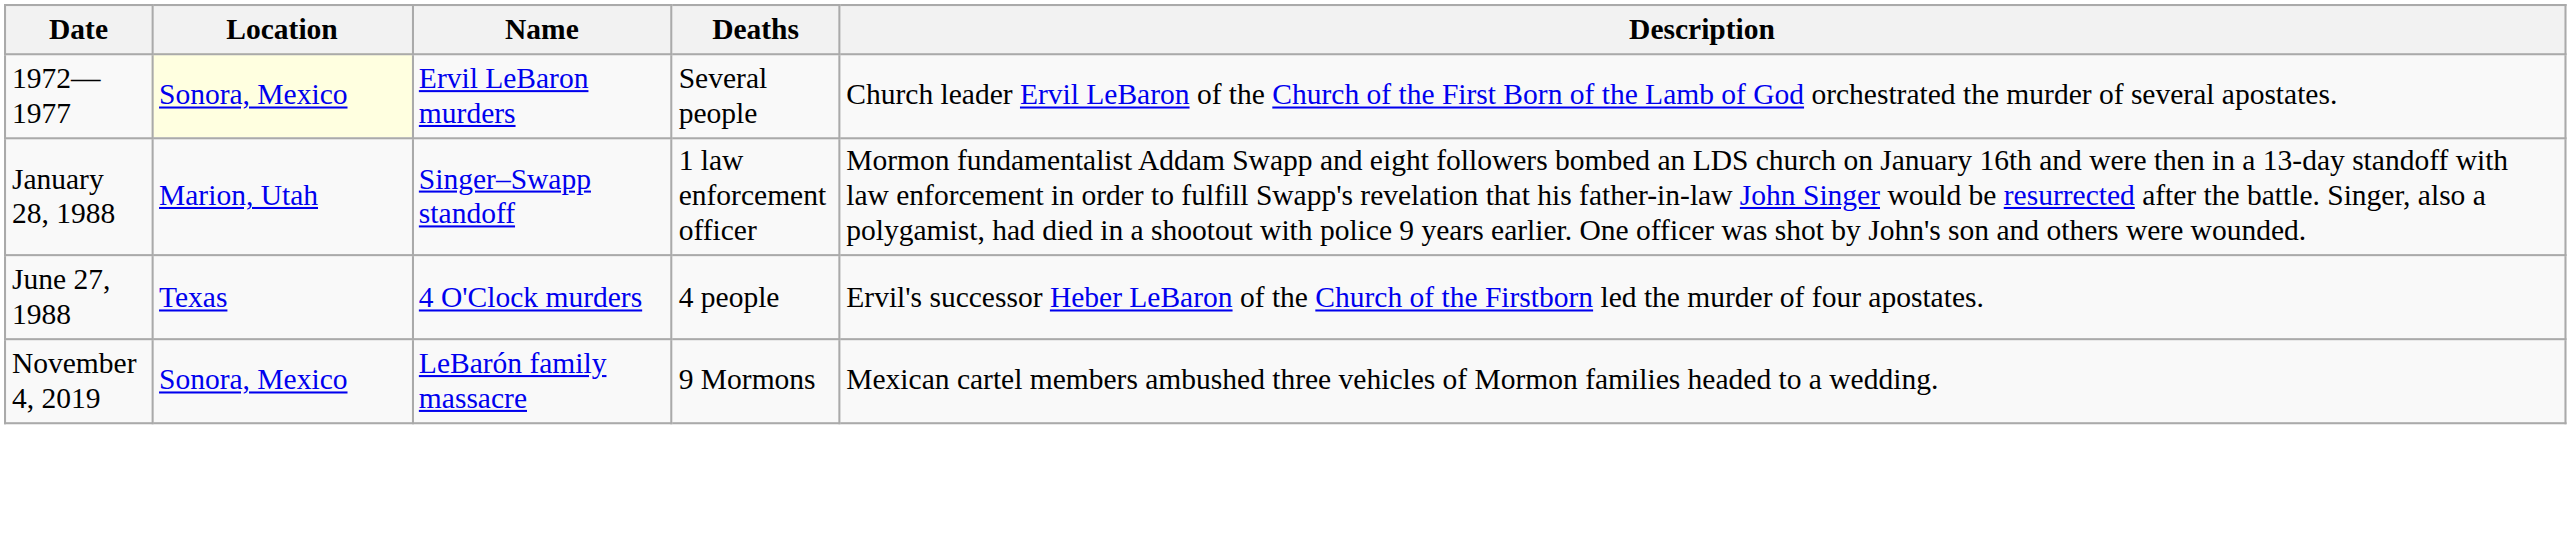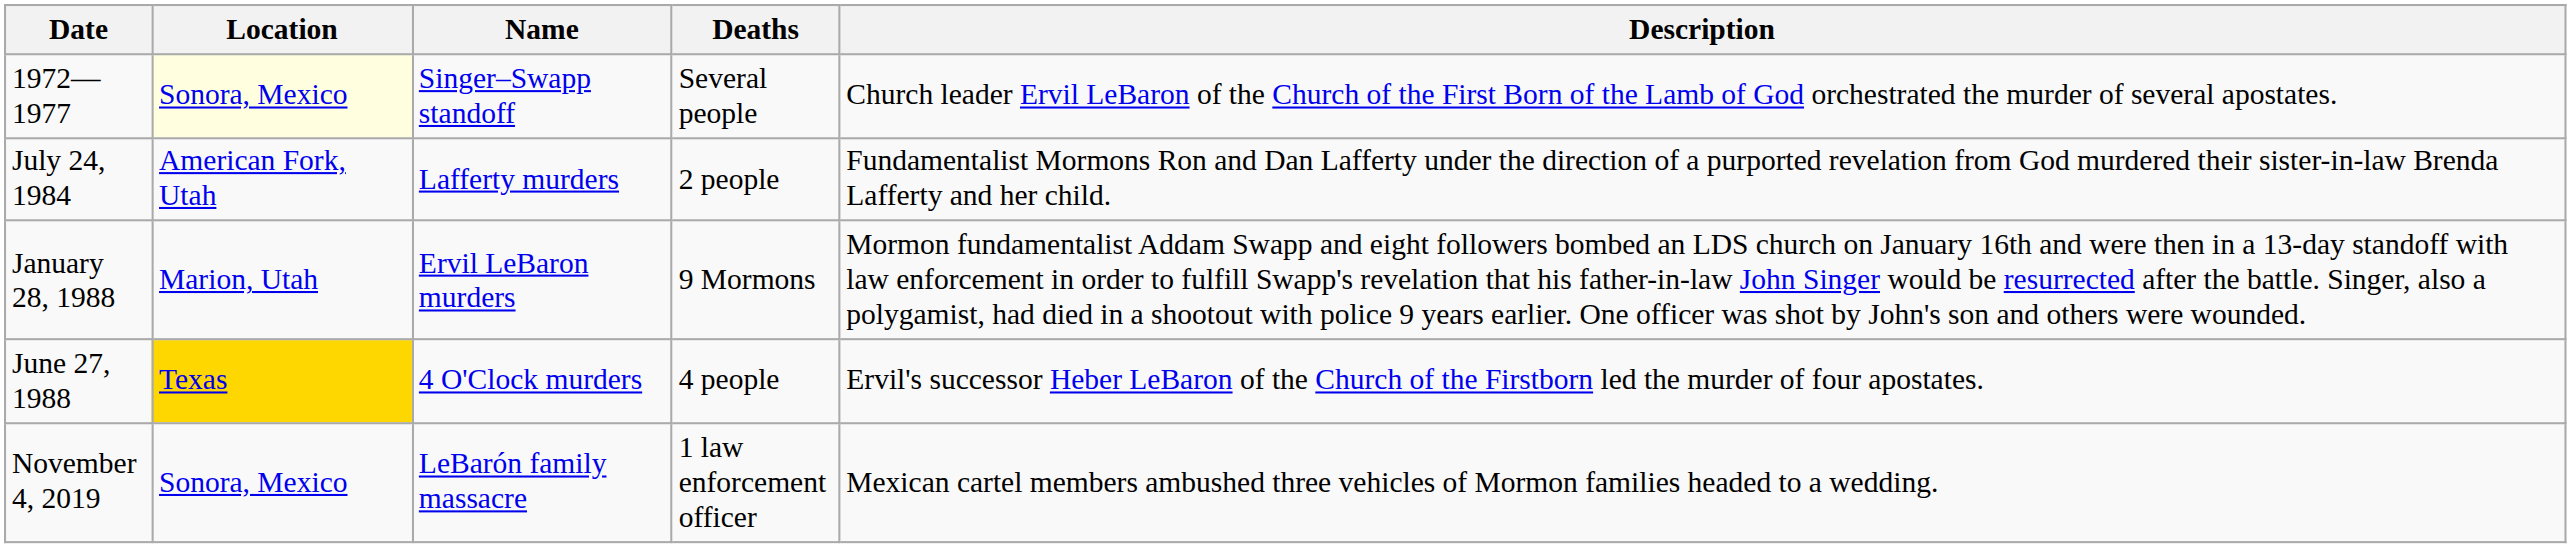(504, 95) Ervil LeBaron murders -> (505, 95) Singer–Swapp standoff
+ row: (59, 178)
(505, 196) Singer–Swapp standoff -> (504, 279) Ervil LeBaron murders
(752, 196) 1 law enforcement officer -> (747, 279) 9 Mormons
(193, 297) no background -> (193, 380) gold background
(747, 380) 9 Mormons -> (752, 481) 1 law enforcement officer
